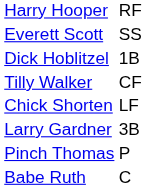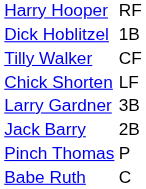- row: (54, 34)
+ row: (45, 129)
